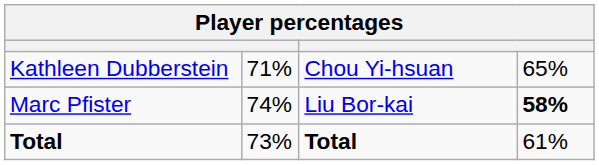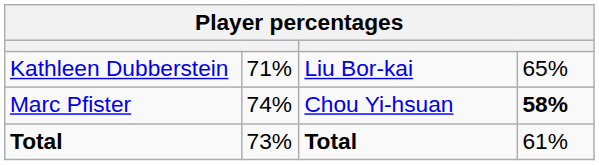(379, 69) Chou Yi-hsuan -> (359, 69) Liu Bor-kai
(359, 105) Liu Bor-kai -> (379, 105) Chou Yi-hsuan
